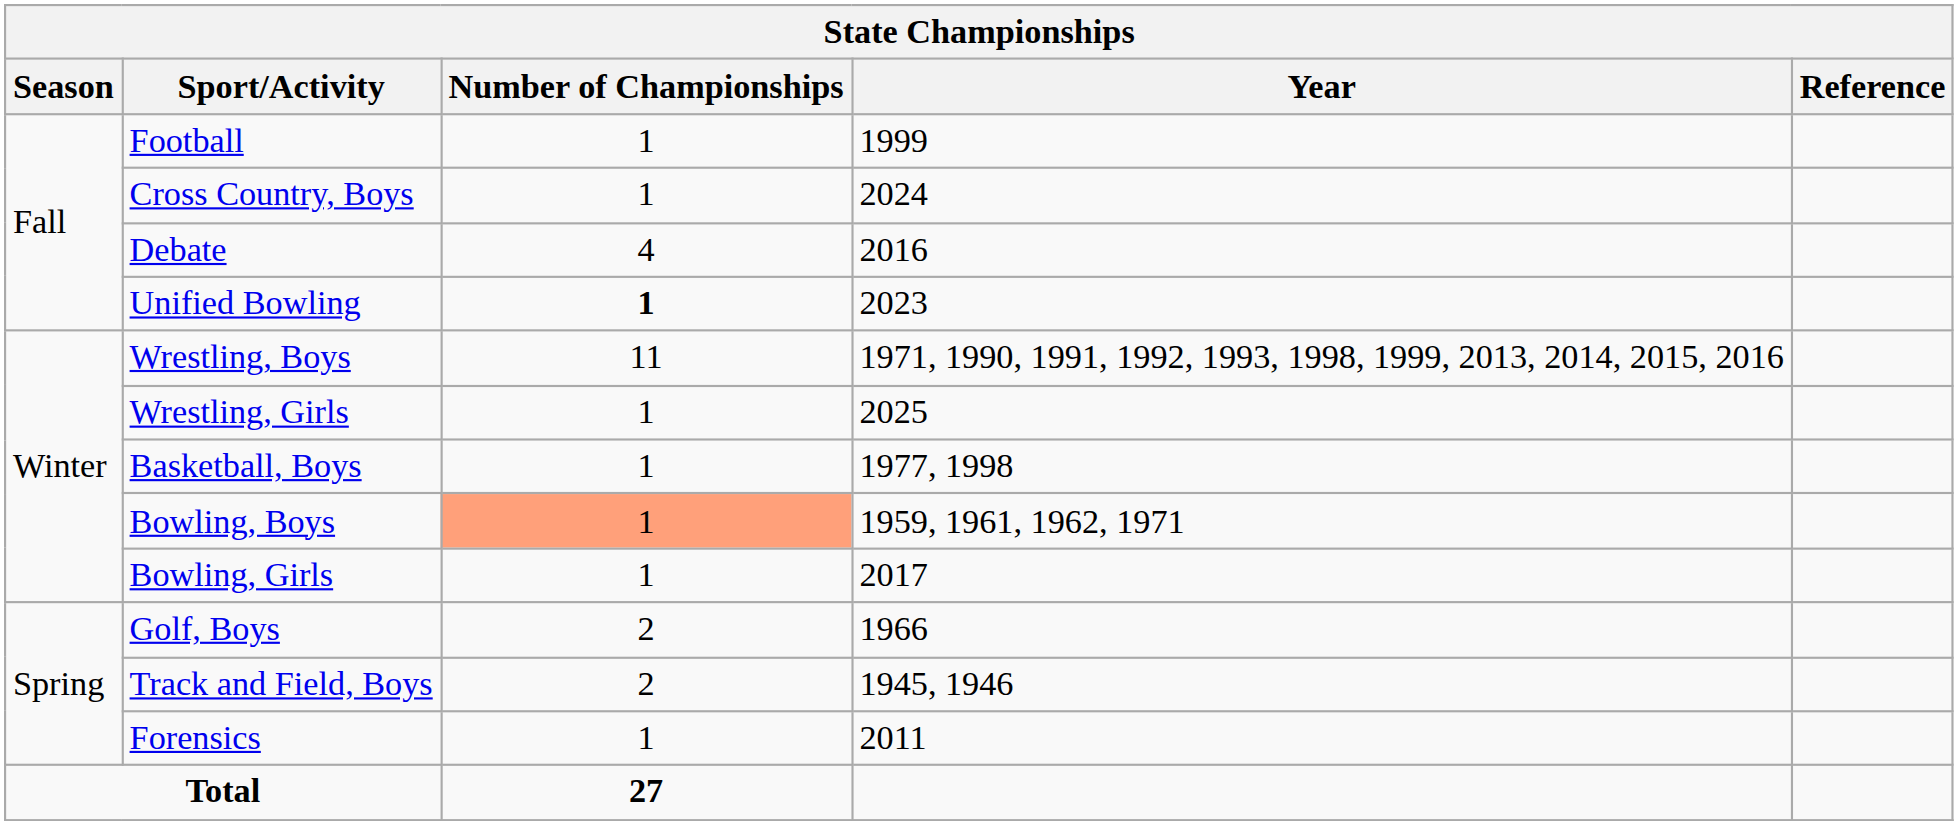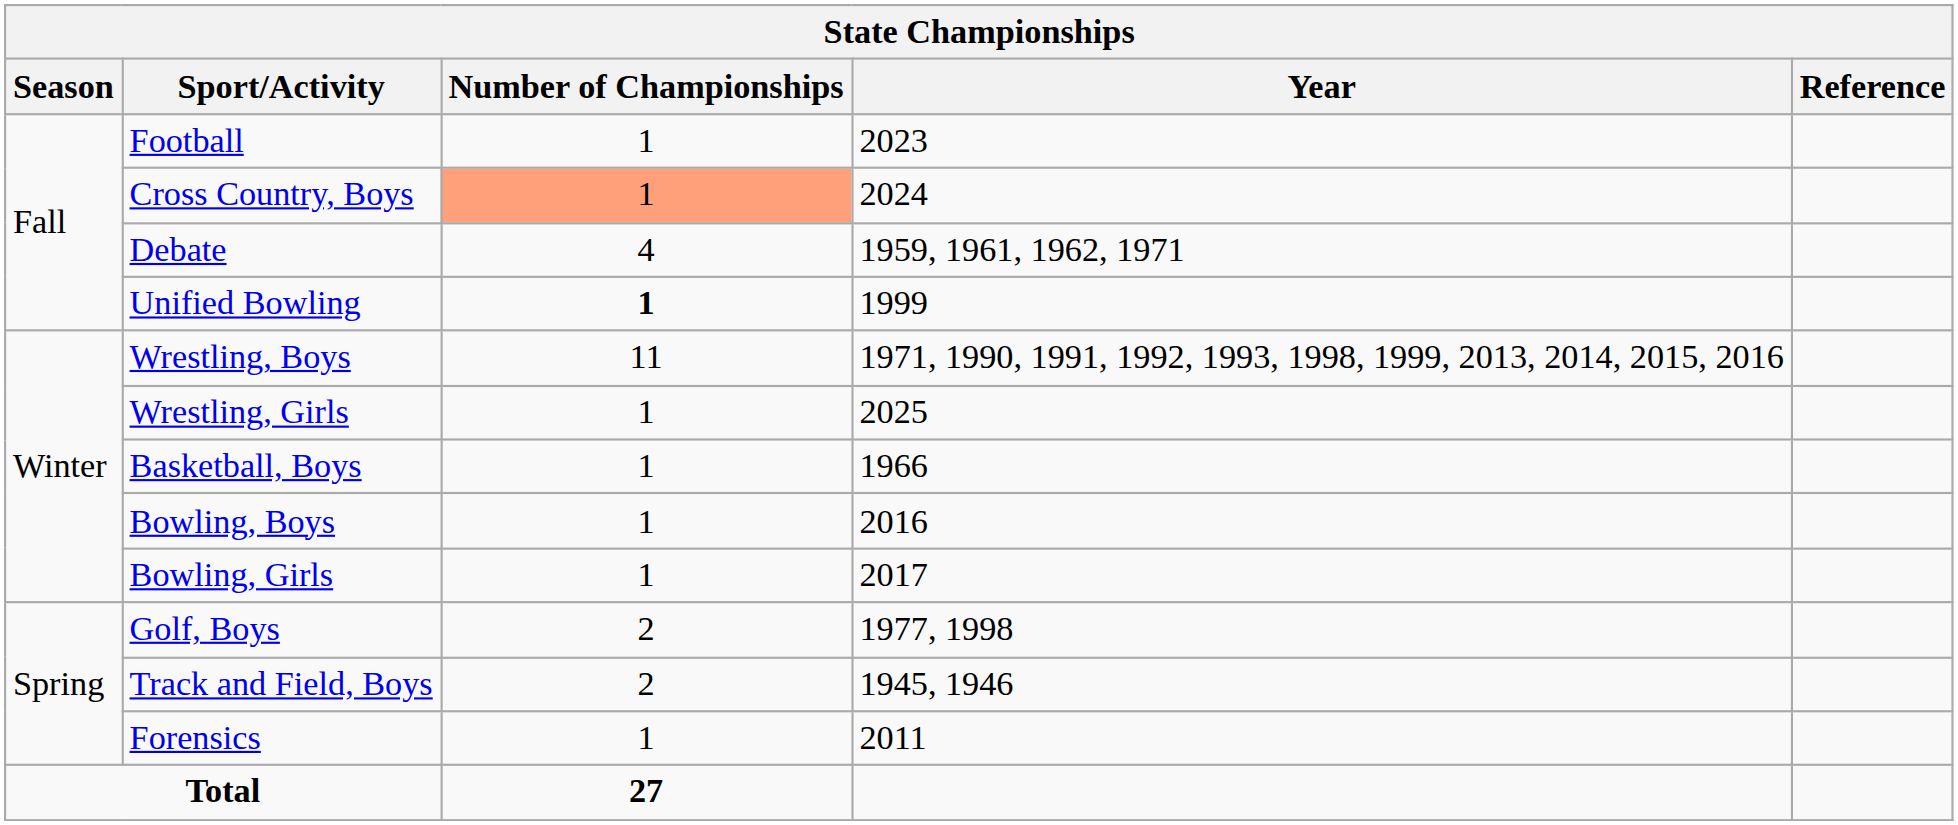(894, 140) 1999 -> (894, 140) 2023
(646, 194) no background -> (646, 194) lightsalmon background
(894, 248) 2016 -> (1022, 248) 1959, 1961, 1962, 1971
(894, 303) 2023 -> (894, 303) 1999
(936, 466) 1977, 1998 -> (894, 466) 1966
(646, 520) lightsalmon background -> (646, 520) no background
(1022, 520) 1959, 1961, 1962, 1971 -> (894, 520) 2016
(894, 628) 1966 -> (936, 628) 1977, 1998
